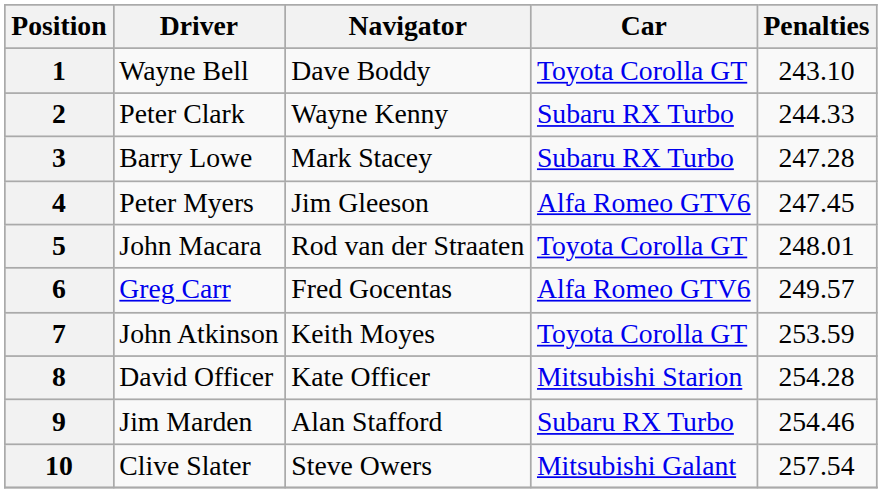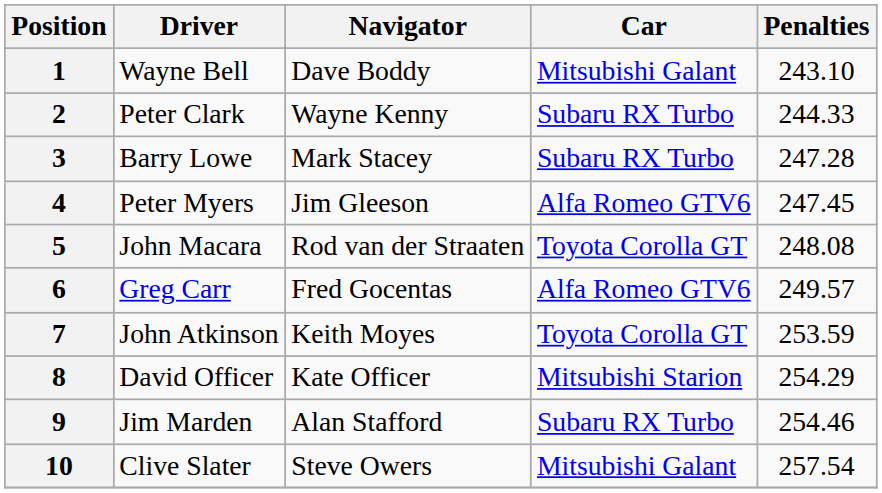(642, 70) Toyota Corolla GT -> (637, 70) Mitsubishi Galant
(816, 245) 248.01 -> (816, 245) 248.08
(816, 377) 254.28 -> (816, 377) 254.29
